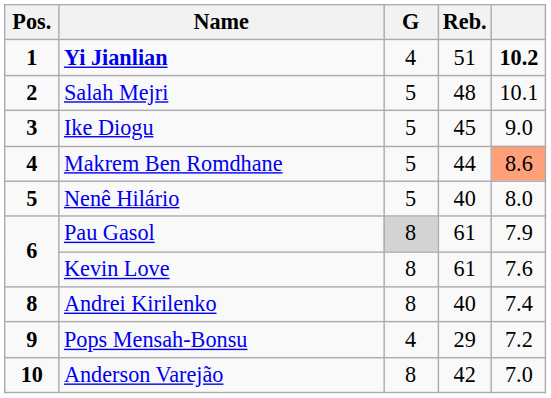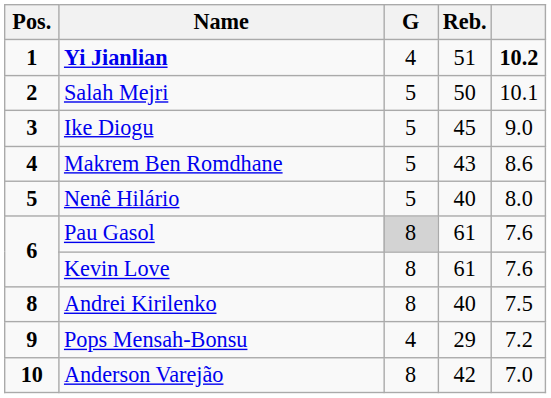(465, 92) 48 -> (465, 92) 50
(465, 163) 44 -> (465, 163) 43
(519, 163) lightsalmon background -> (519, 163) no background
(519, 233) 7.9 -> (519, 233) 7.6
(519, 304) 7.4 -> (519, 304) 7.5
